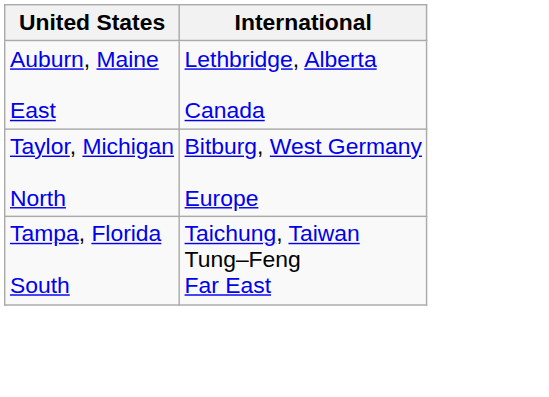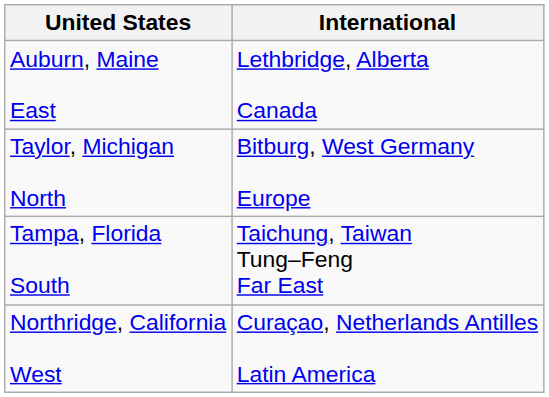+ row: (118, 347)
